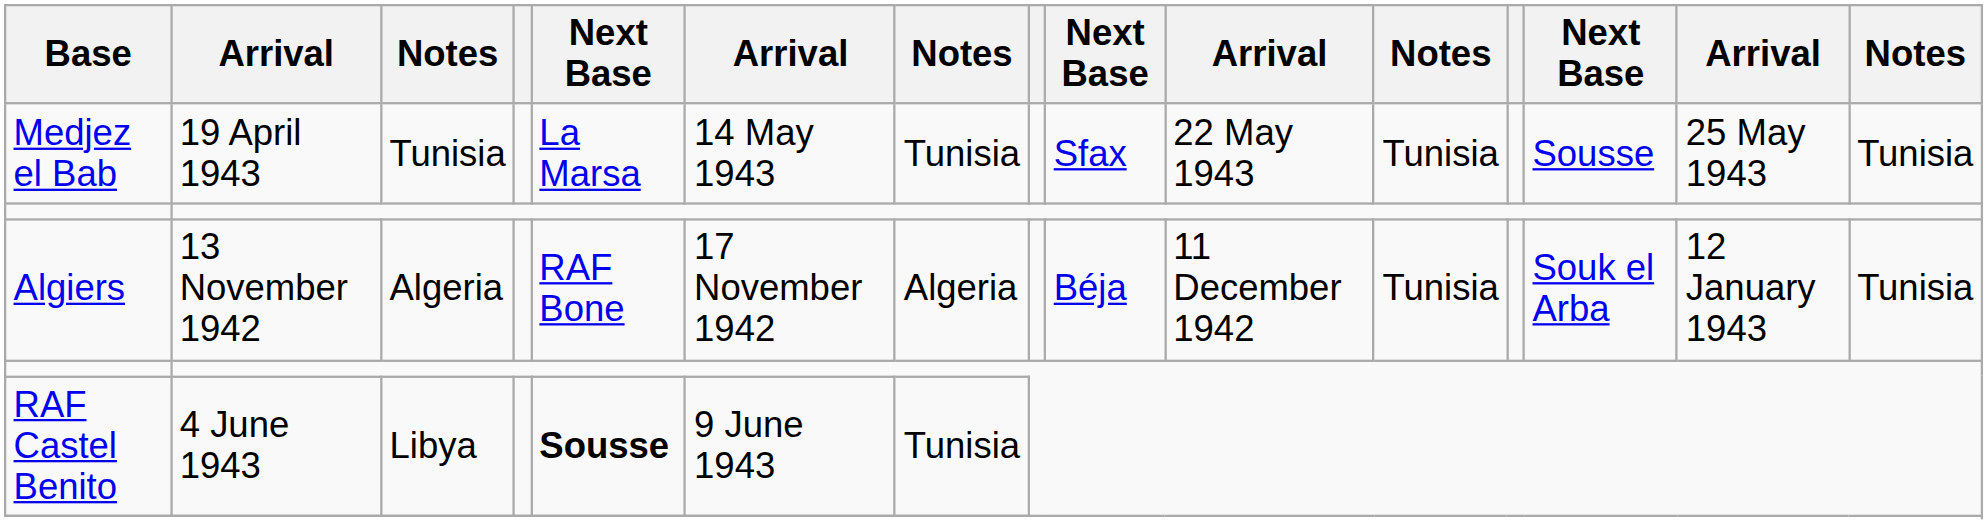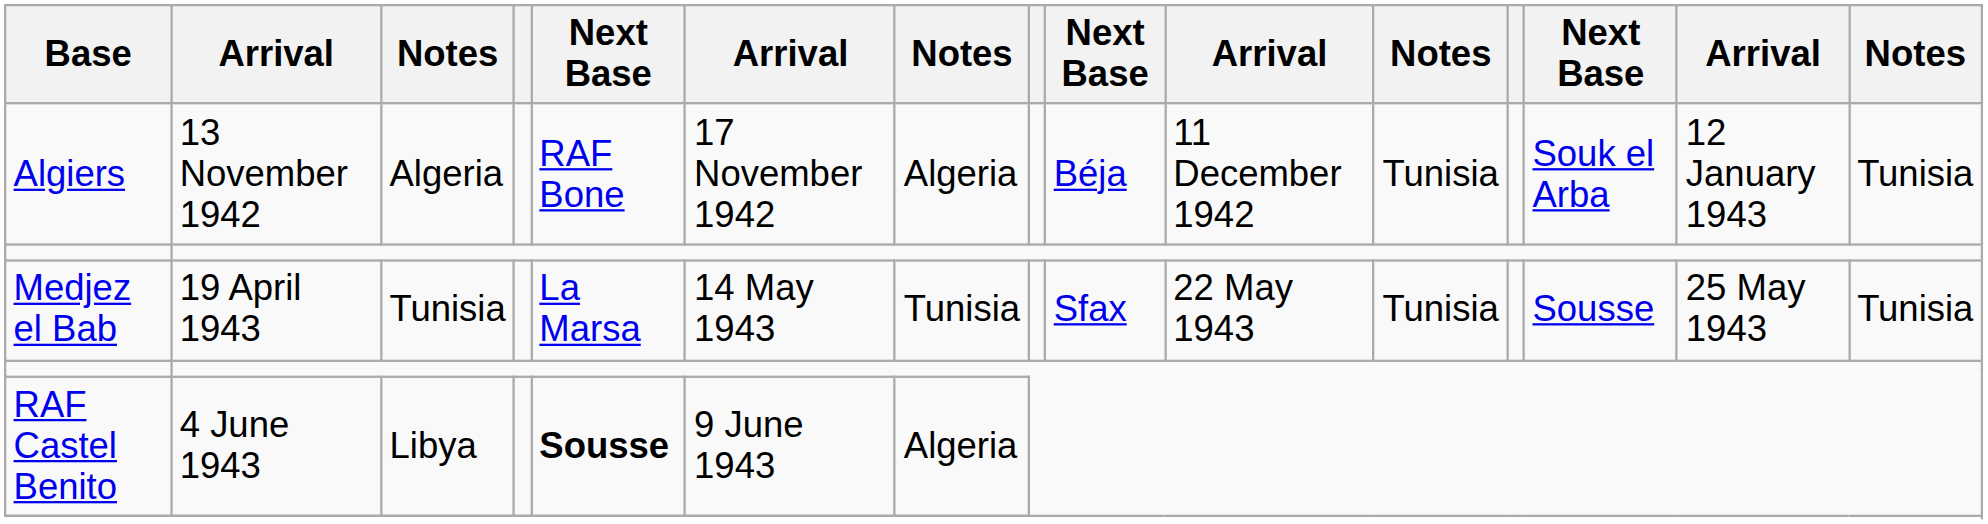rows swapped: (69, 289) <-> (72, 152)
(962, 445) Tunisia -> (961, 445) Algeria
